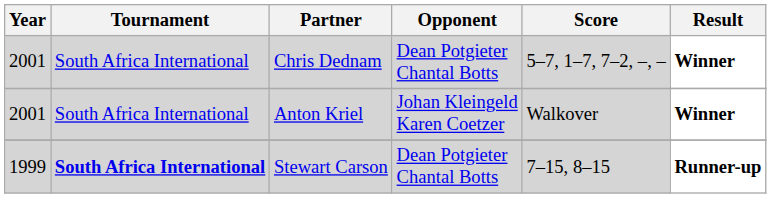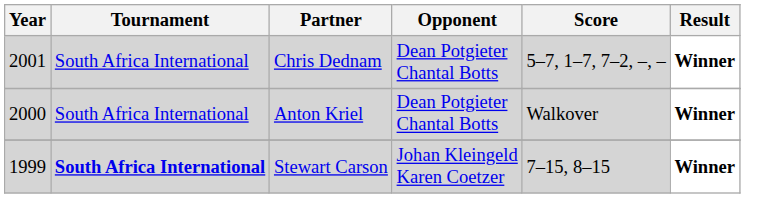(28, 114) 2001 -> (28, 114) 2000
(457, 114) Johan Kleingeld Karen Coetzer -> (452, 114) Dean Potgieter Chantal Botts
(452, 166) Dean Potgieter Chantal Botts -> (457, 166) Johan Kleingeld Karen Coetzer
(718, 166) Runner-up -> (705, 166) Winner
